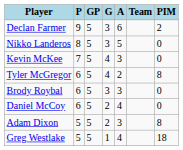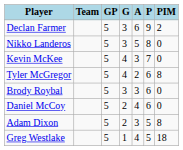columns swapped: (140, 12) <-> (79, 12)
